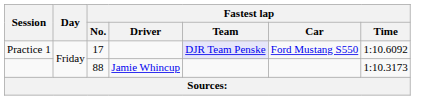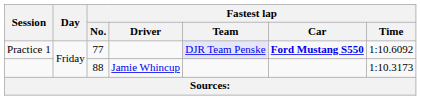(98, 49) 17 -> (98, 49) 77
(315, 49) normal -> (317, 49) bold
